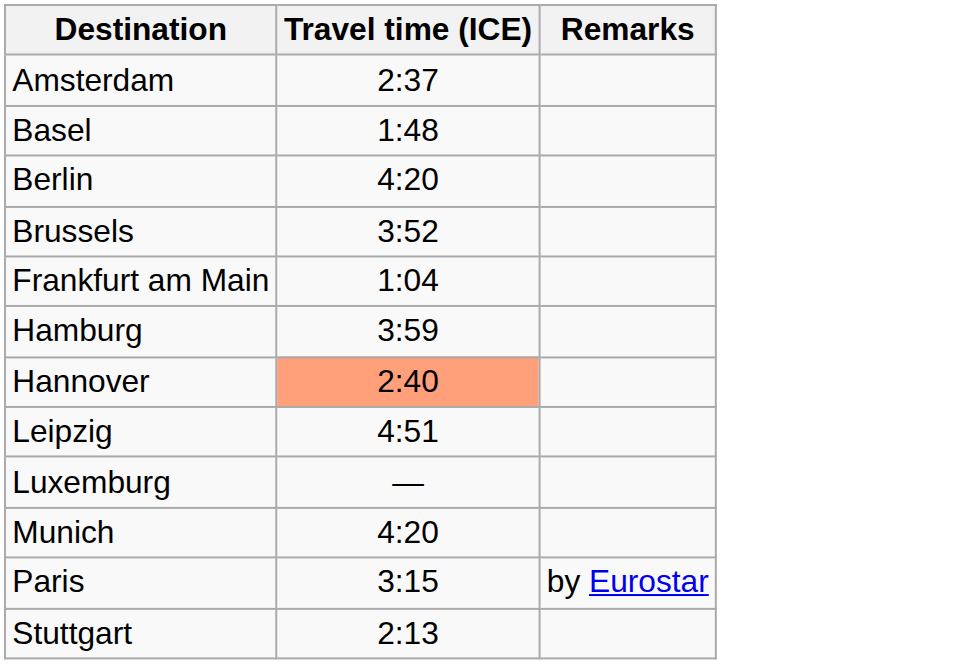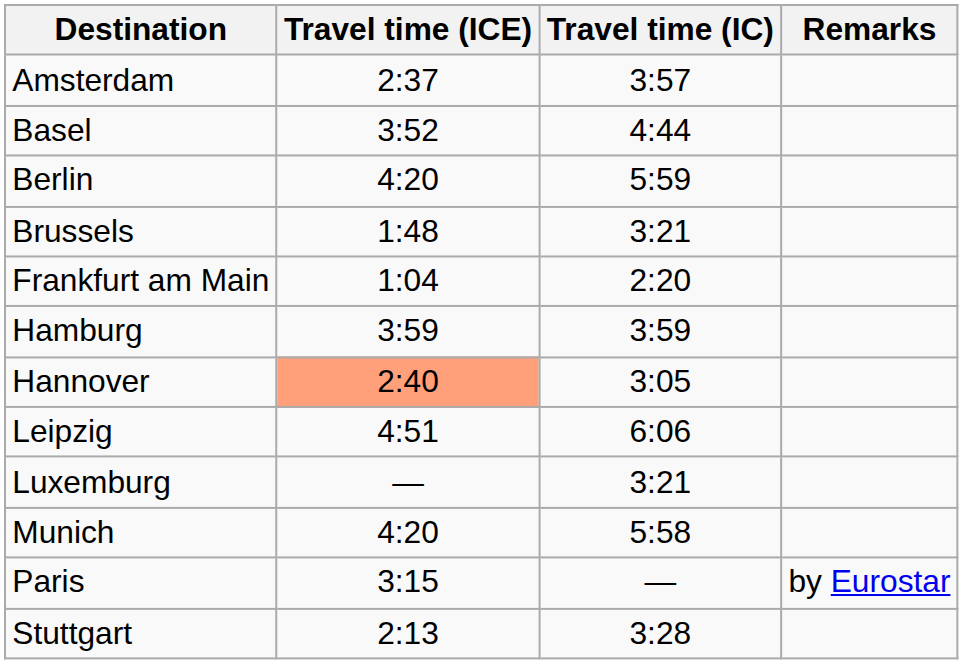+ column: (660, 29)
(408, 130) 1:48 -> (408, 130) 3:52
(408, 230) 3:52 -> (408, 230) 1:48
